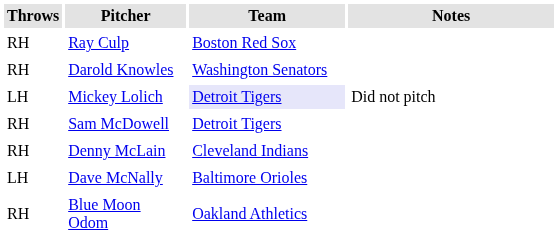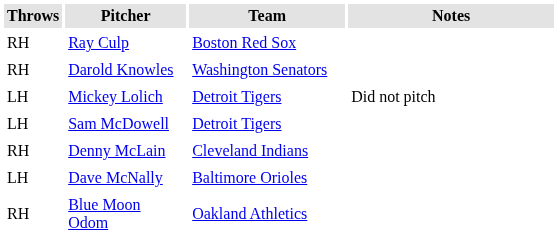(237, 96) lavender background -> (237, 96) no background
(18, 124) RH -> (18, 124) LH
